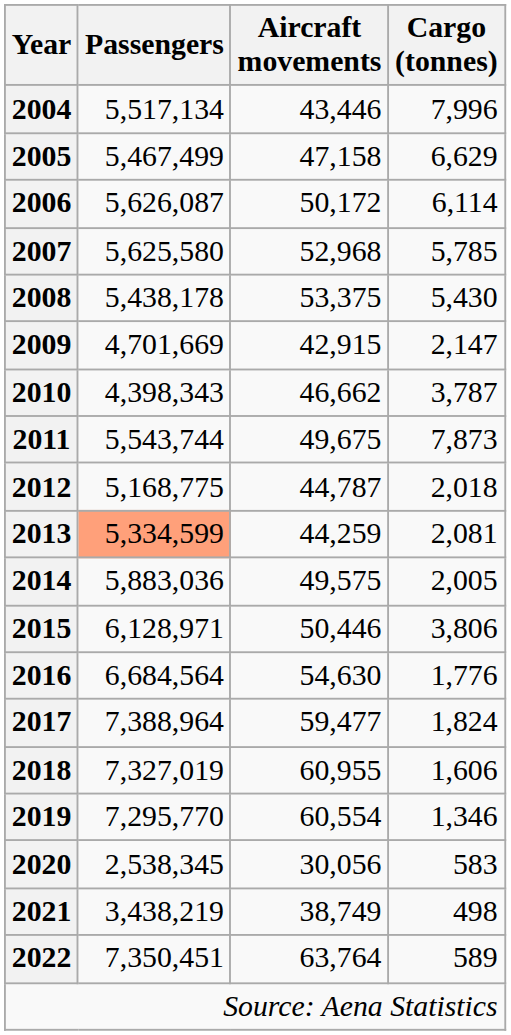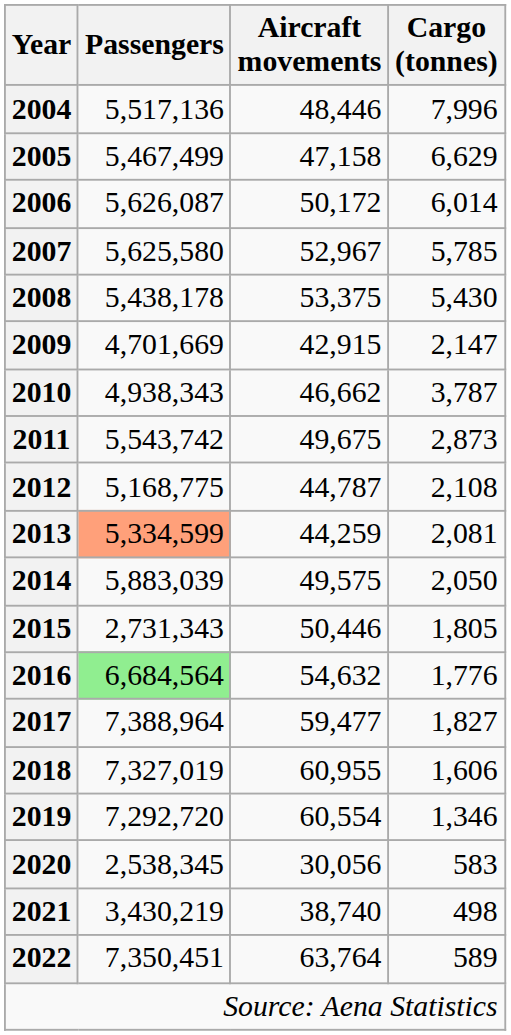(164, 108) 5,517,134 -> (164, 108) 5,517,136
(340, 108) 43,446 -> (340, 108) 48,446
(465, 203) 6,114 -> (464, 203) 6,014
(340, 250) 52,968 -> (340, 250) 52,967
(164, 391) 4,398,343 -> (164, 391) 4,938,343
(164, 439) 5,543,744 -> (164, 439) 5,543,742
(464, 439) 7,873 -> (464, 439) 2,873
(464, 486) 2,018 -> (464, 486) 2,108
(164, 580) 5,883,036 -> (164, 580) 5,883,039
(464, 580) 2,005 -> (464, 580) 2,050
(164, 627) 6,128,971 -> (164, 627) 2,731,343
(464, 627) 3,806 -> (464, 627) 1,805
(164, 675) no background -> (164, 675) lightgreen background
(340, 675) 54,630 -> (340, 675) 54,632
(464, 722) 1,824 -> (464, 722) 1,827
(164, 816) 7,295,770 -> (164, 816) 7,292,720
(164, 911) 3,438,219 -> (164, 911) 3,430,219
(340, 911) 38,749 -> (340, 911) 38,740
